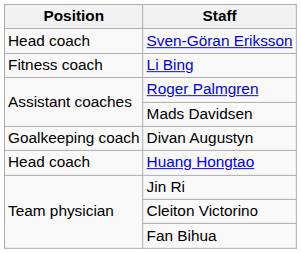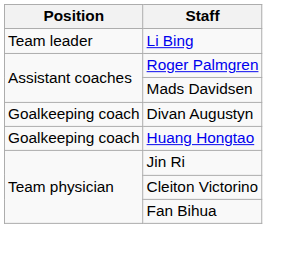- row: (220, 41)
(55, 65) Fitness coach -> (50, 41) Team leader
(49, 162) Head coach -> (74, 138) Goalkeeping coach
